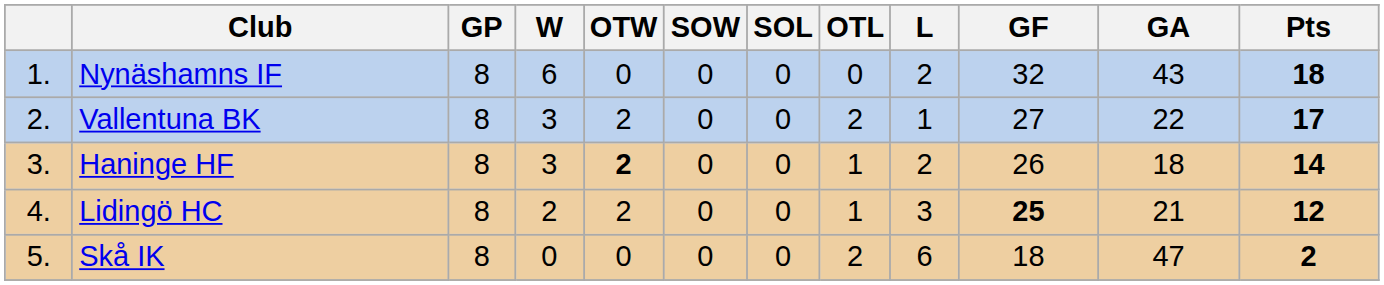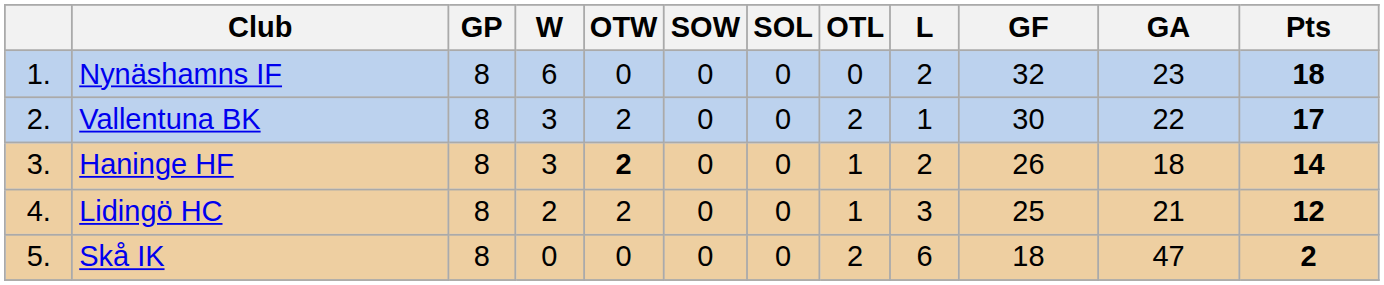(1168, 73) 43 -> (1168, 73) 23
(1028, 119) 27 -> (1028, 119) 30
(1028, 211) bold -> (1028, 211) normal
